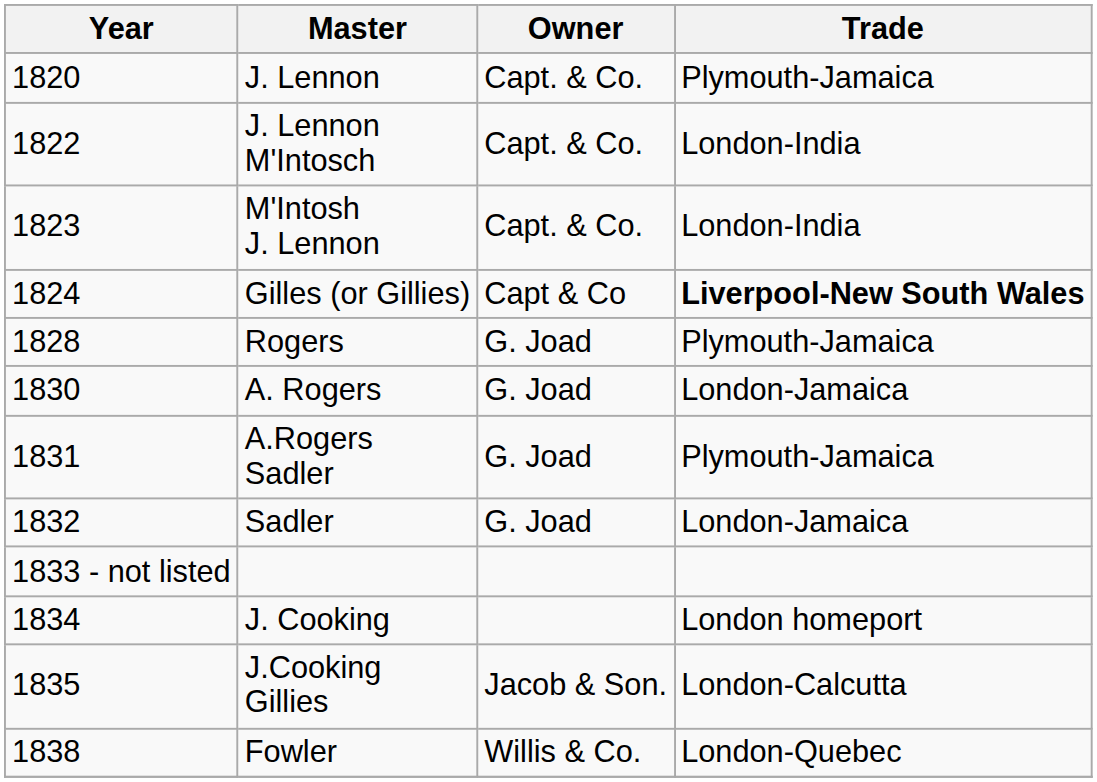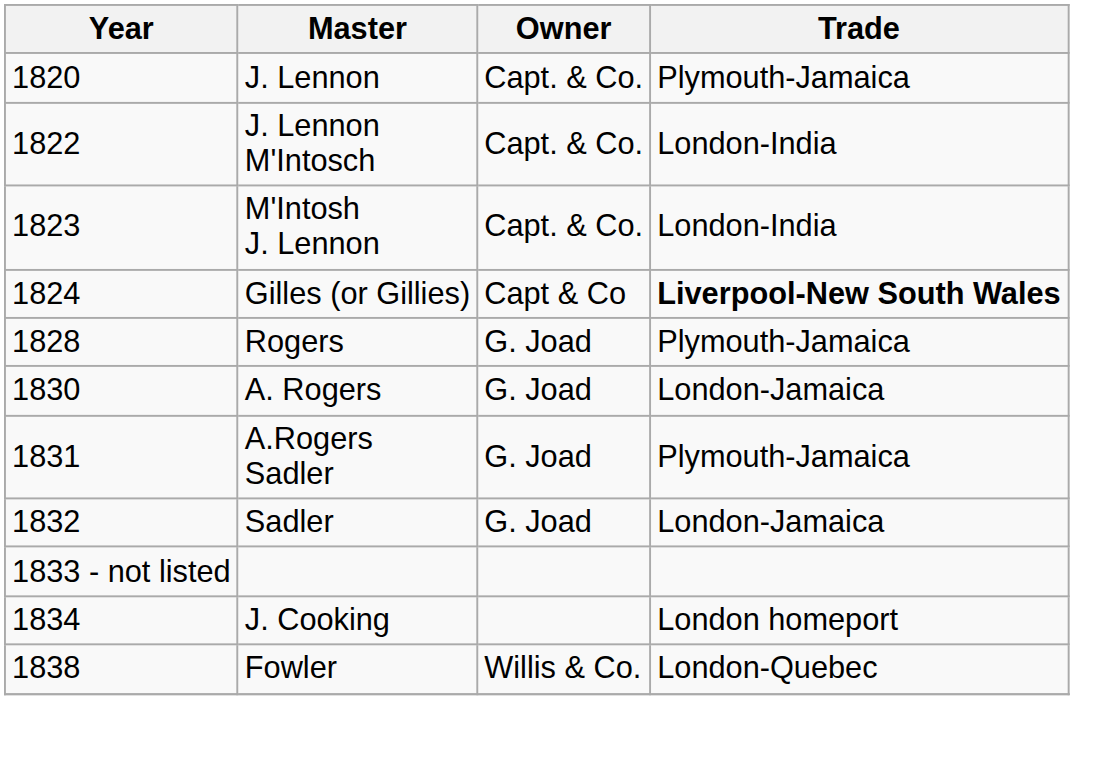- row: (46, 685)
